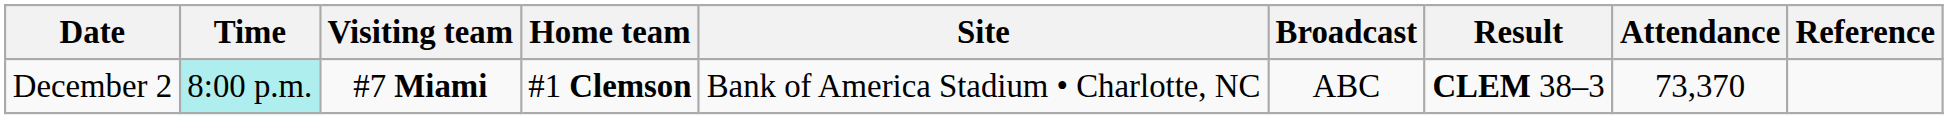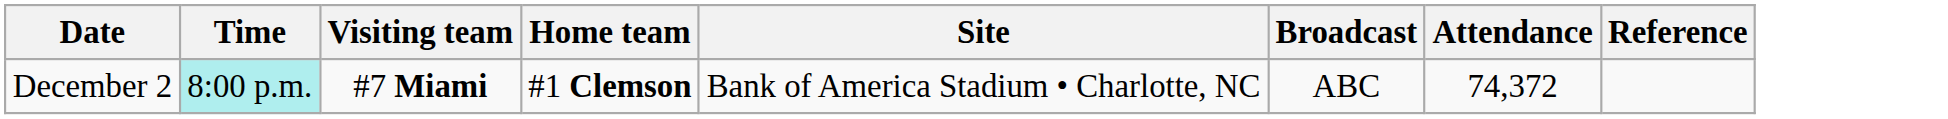- column: (1518, 31)
(1700, 85) 73,370 -> (1513, 85) 74,372
